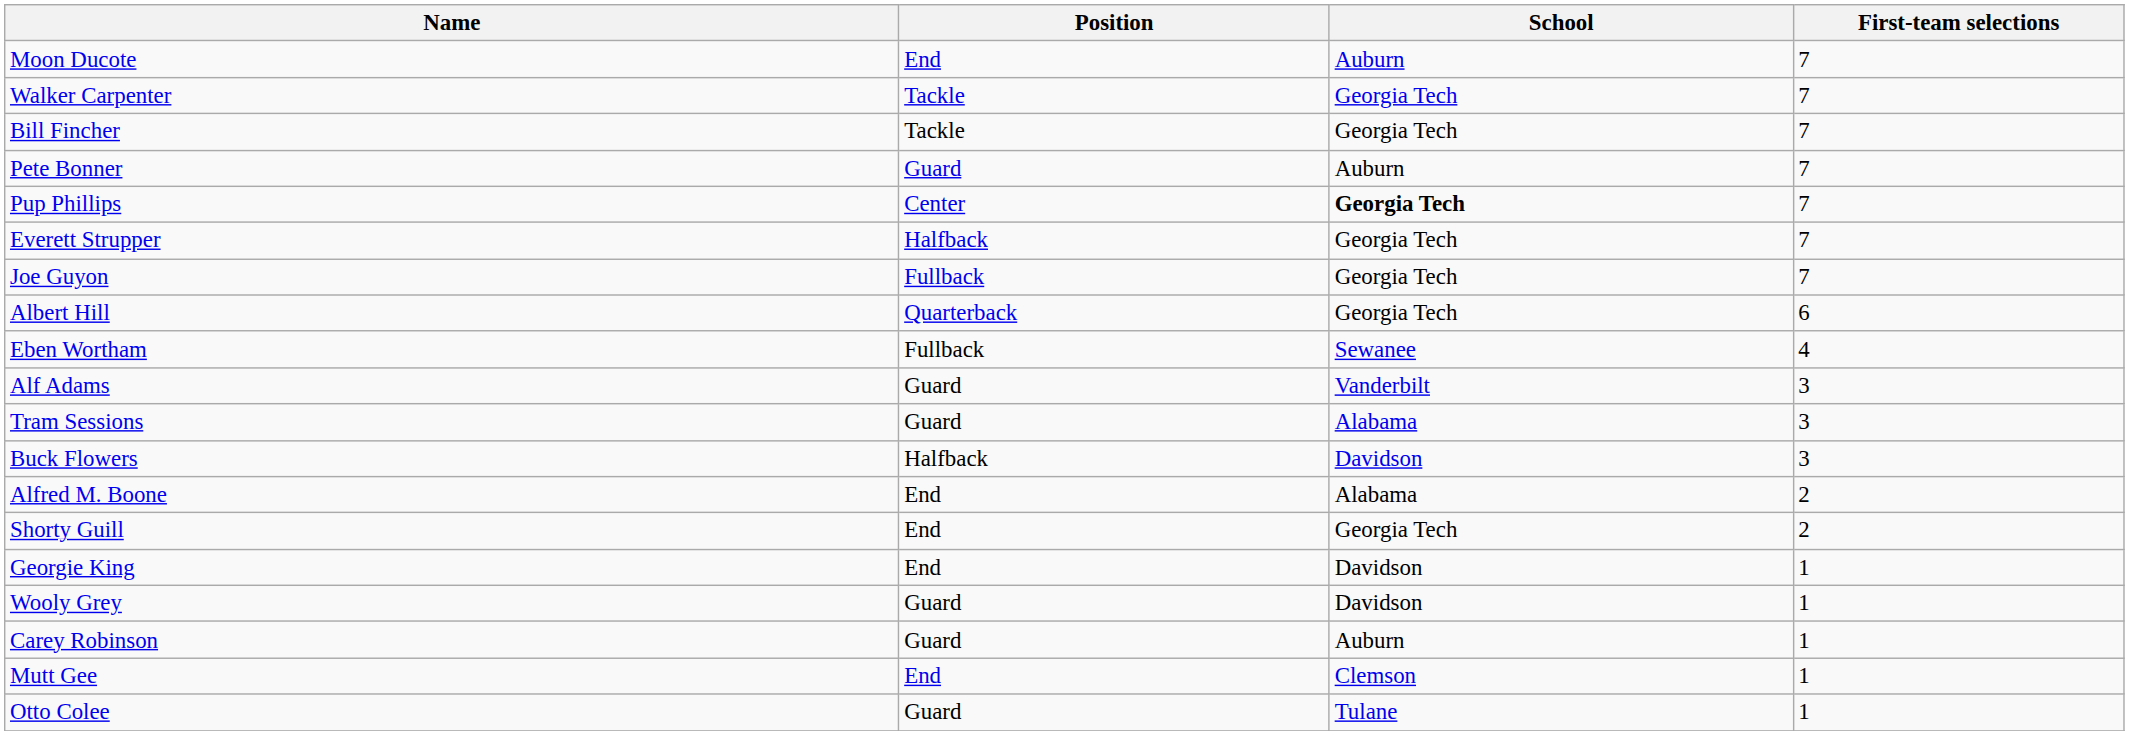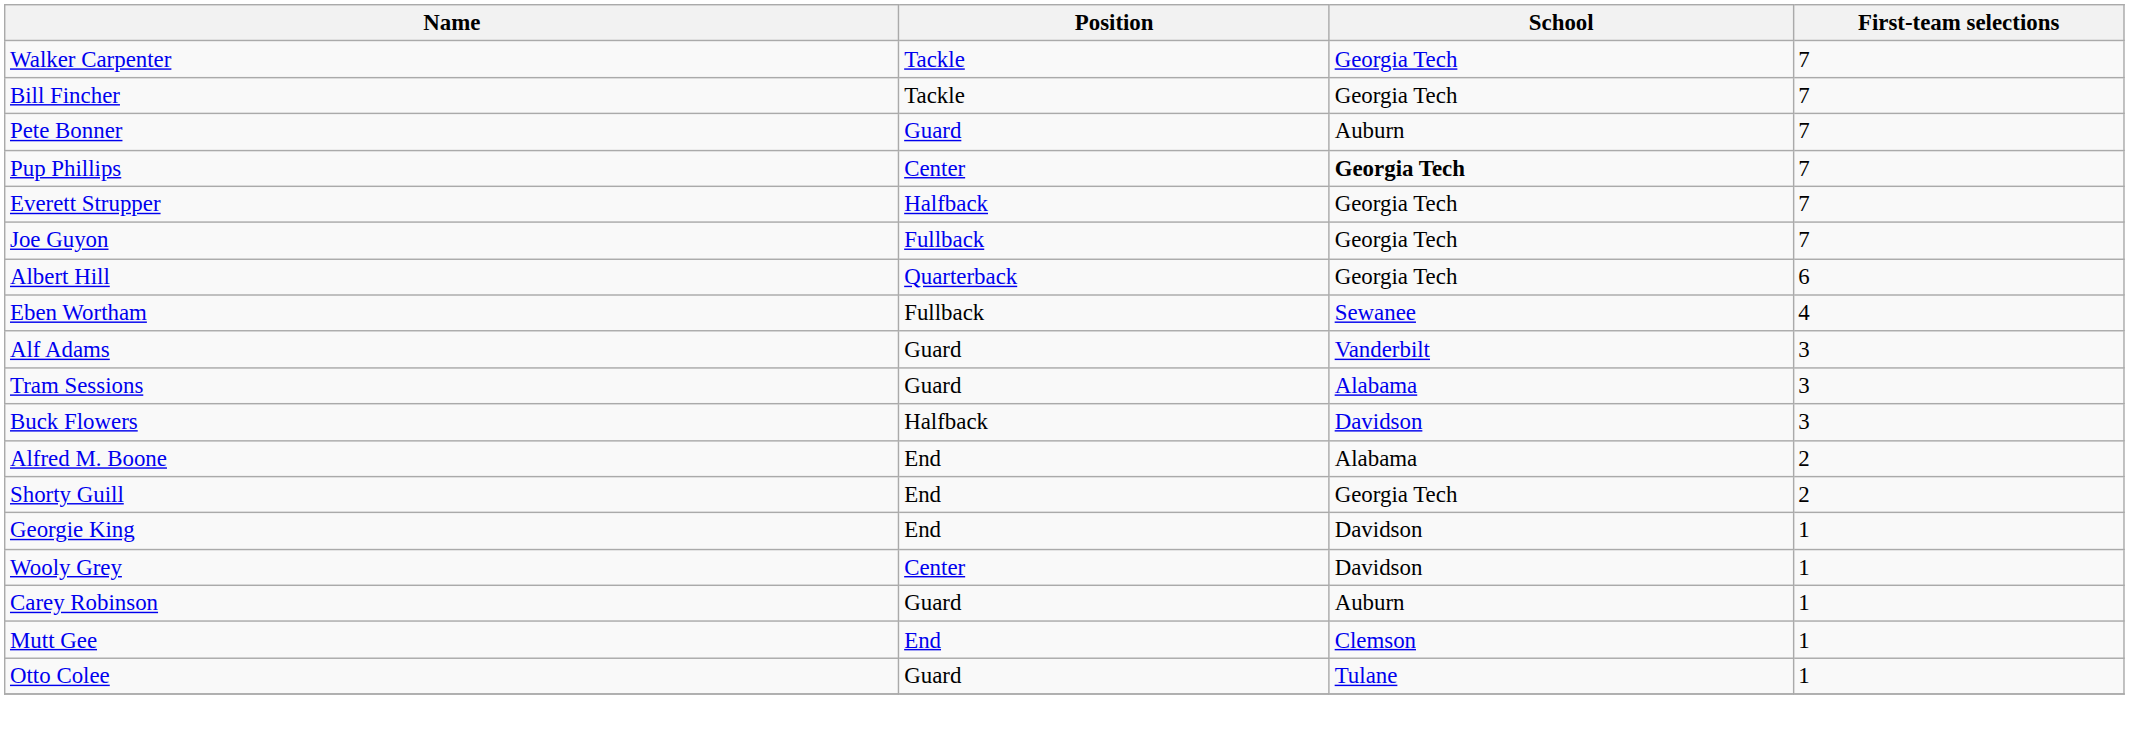- row: (73, 58)
(933, 603) Guard -> (935, 566) Center
